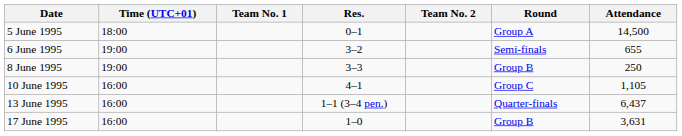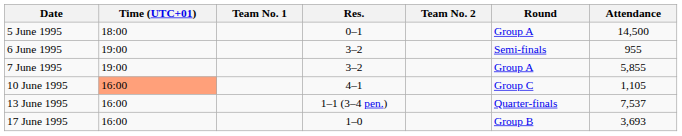(633, 49) 655 -> (633, 49) 955
+ row: (34, 67)
- row: (34, 67)
(114, 85) no background -> (114, 85) lightsalmon background
(633, 103) 6,437 -> (633, 103) 7,537
(633, 121) 3,631 -> (633, 121) 3,693
